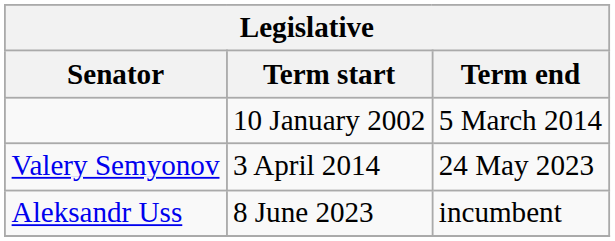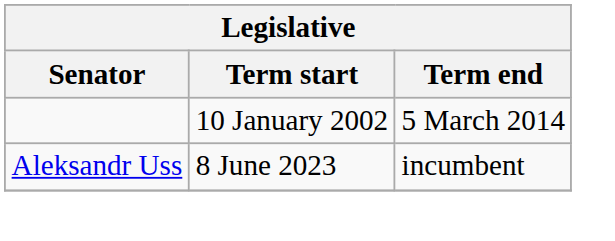- row: (116, 166)
